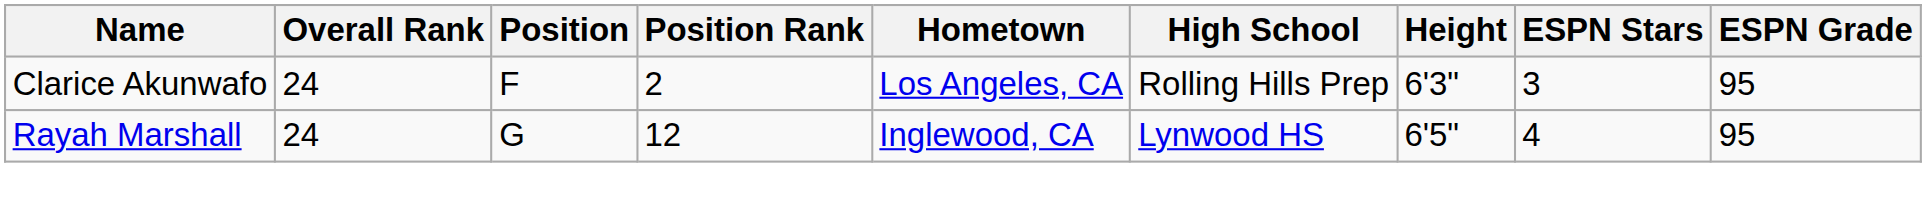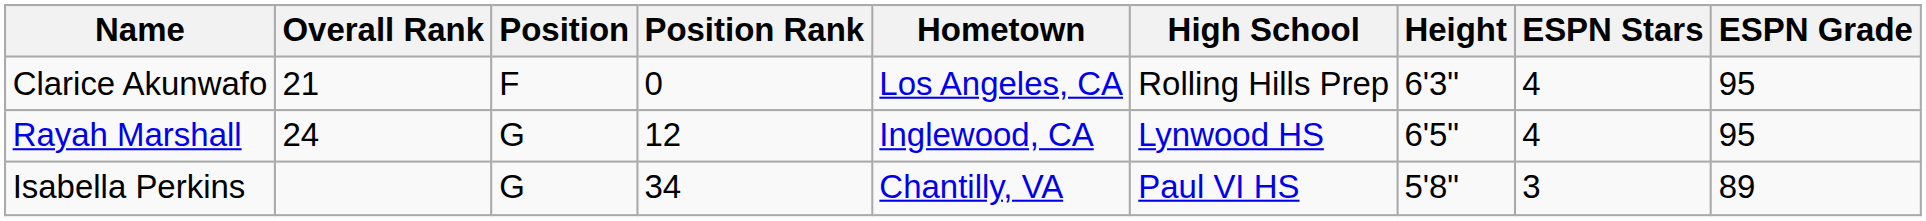(301, 82) 24 -> (301, 82) 21
(654, 82) 2 -> (654, 82) 0
(1531, 82) 3 -> (1531, 82) 4
+ row: (129, 187)
